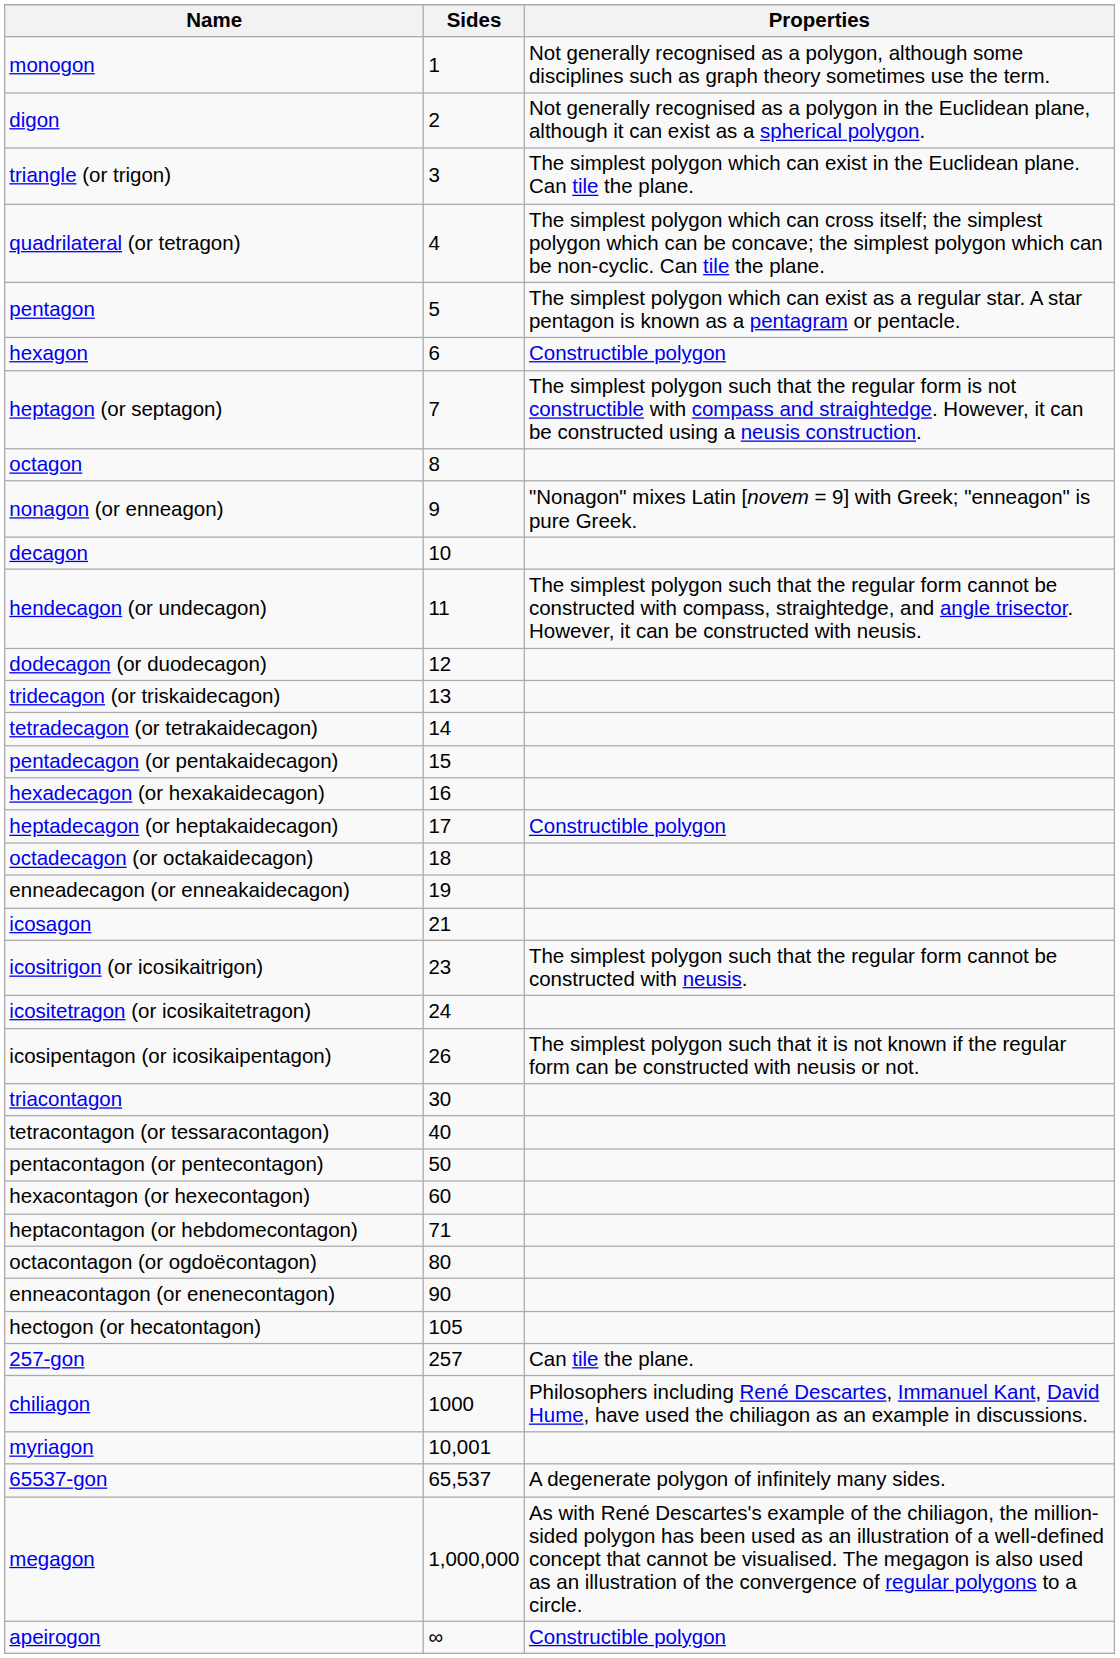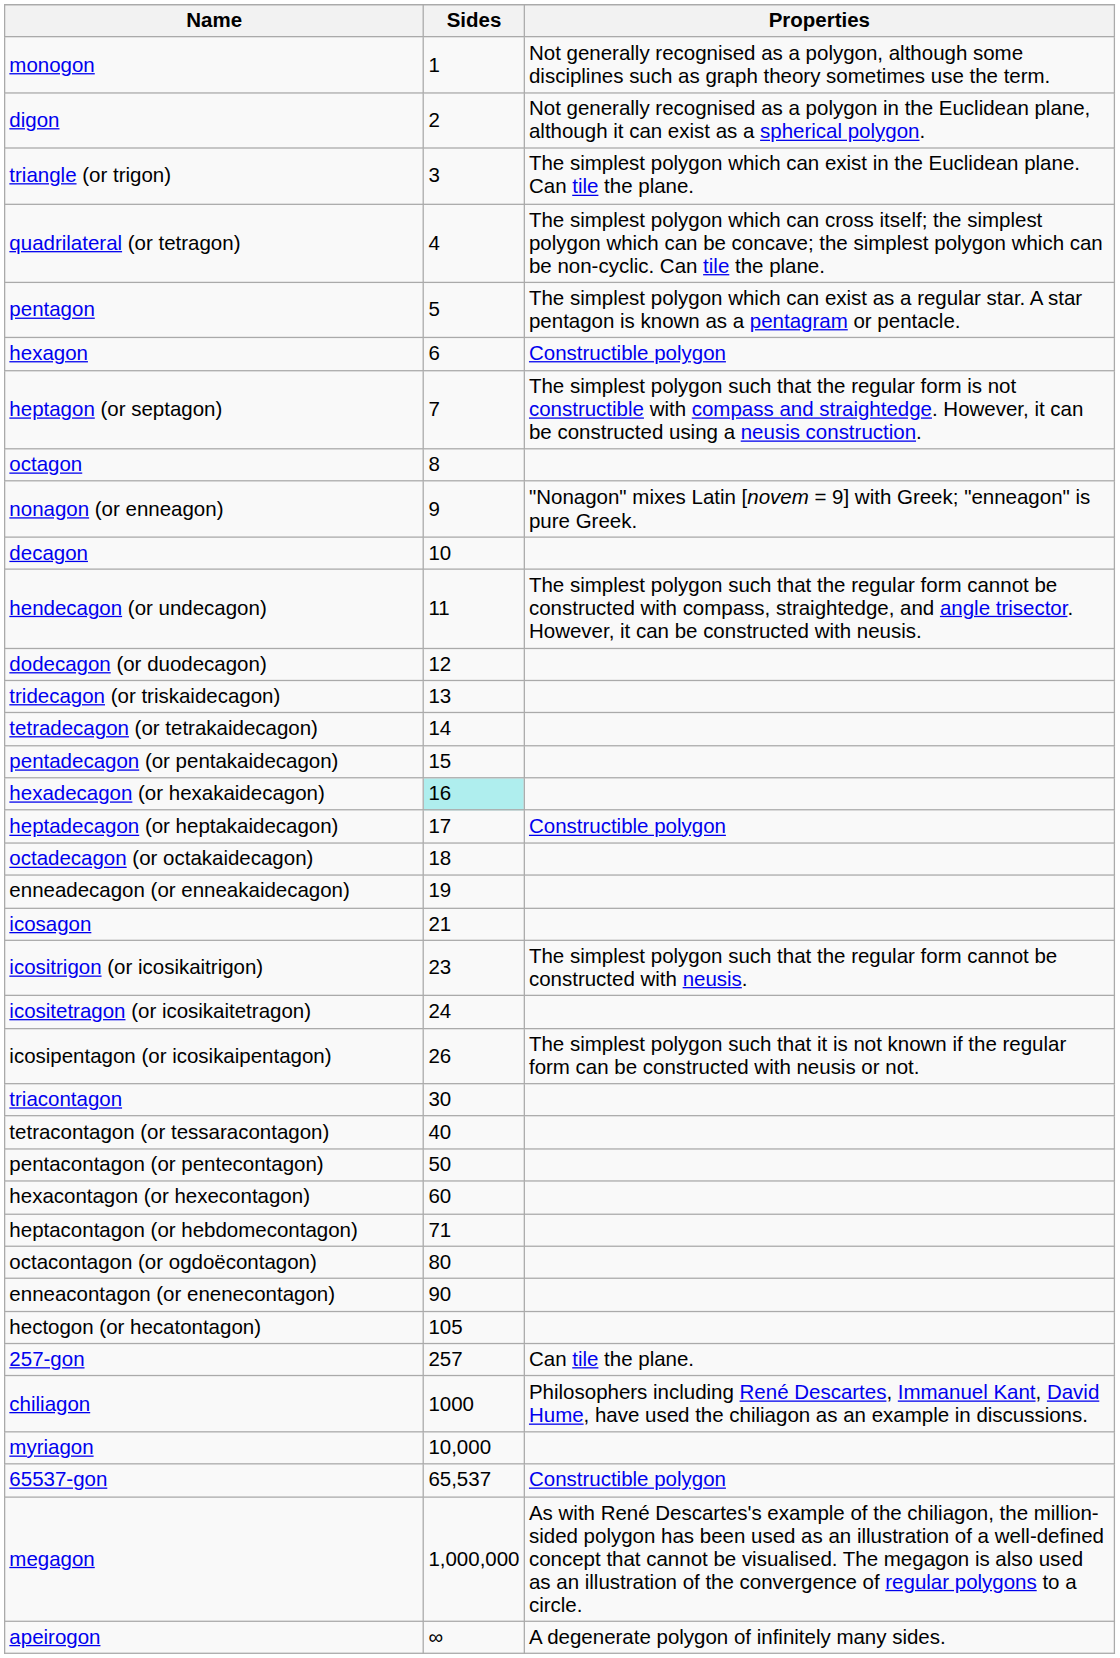(440, 793) no background -> (440, 793) paleturquoise background
(460, 1447) 10,001 -> (460, 1447) 10,000
(737, 1480) A degenerate polygon of infinitely many sides. -> (627, 1480) Constructible polygon
(627, 1637) Constructible polygon -> (737, 1637) A degenerate polygon of infinitely many sides.
